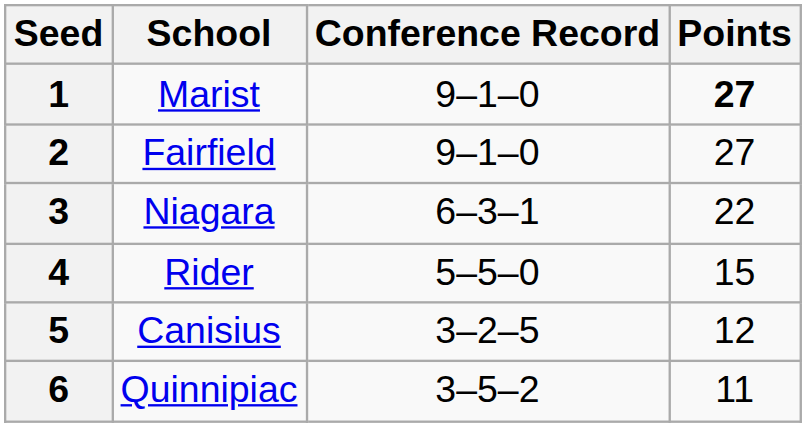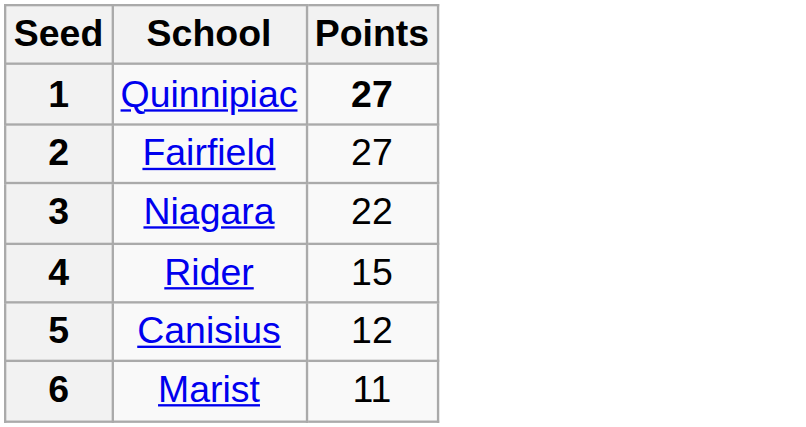- column: (487, 34)
(209, 93) Marist -> (209, 93) Quinnipiac
(209, 390) Quinnipiac -> (209, 390) Marist
